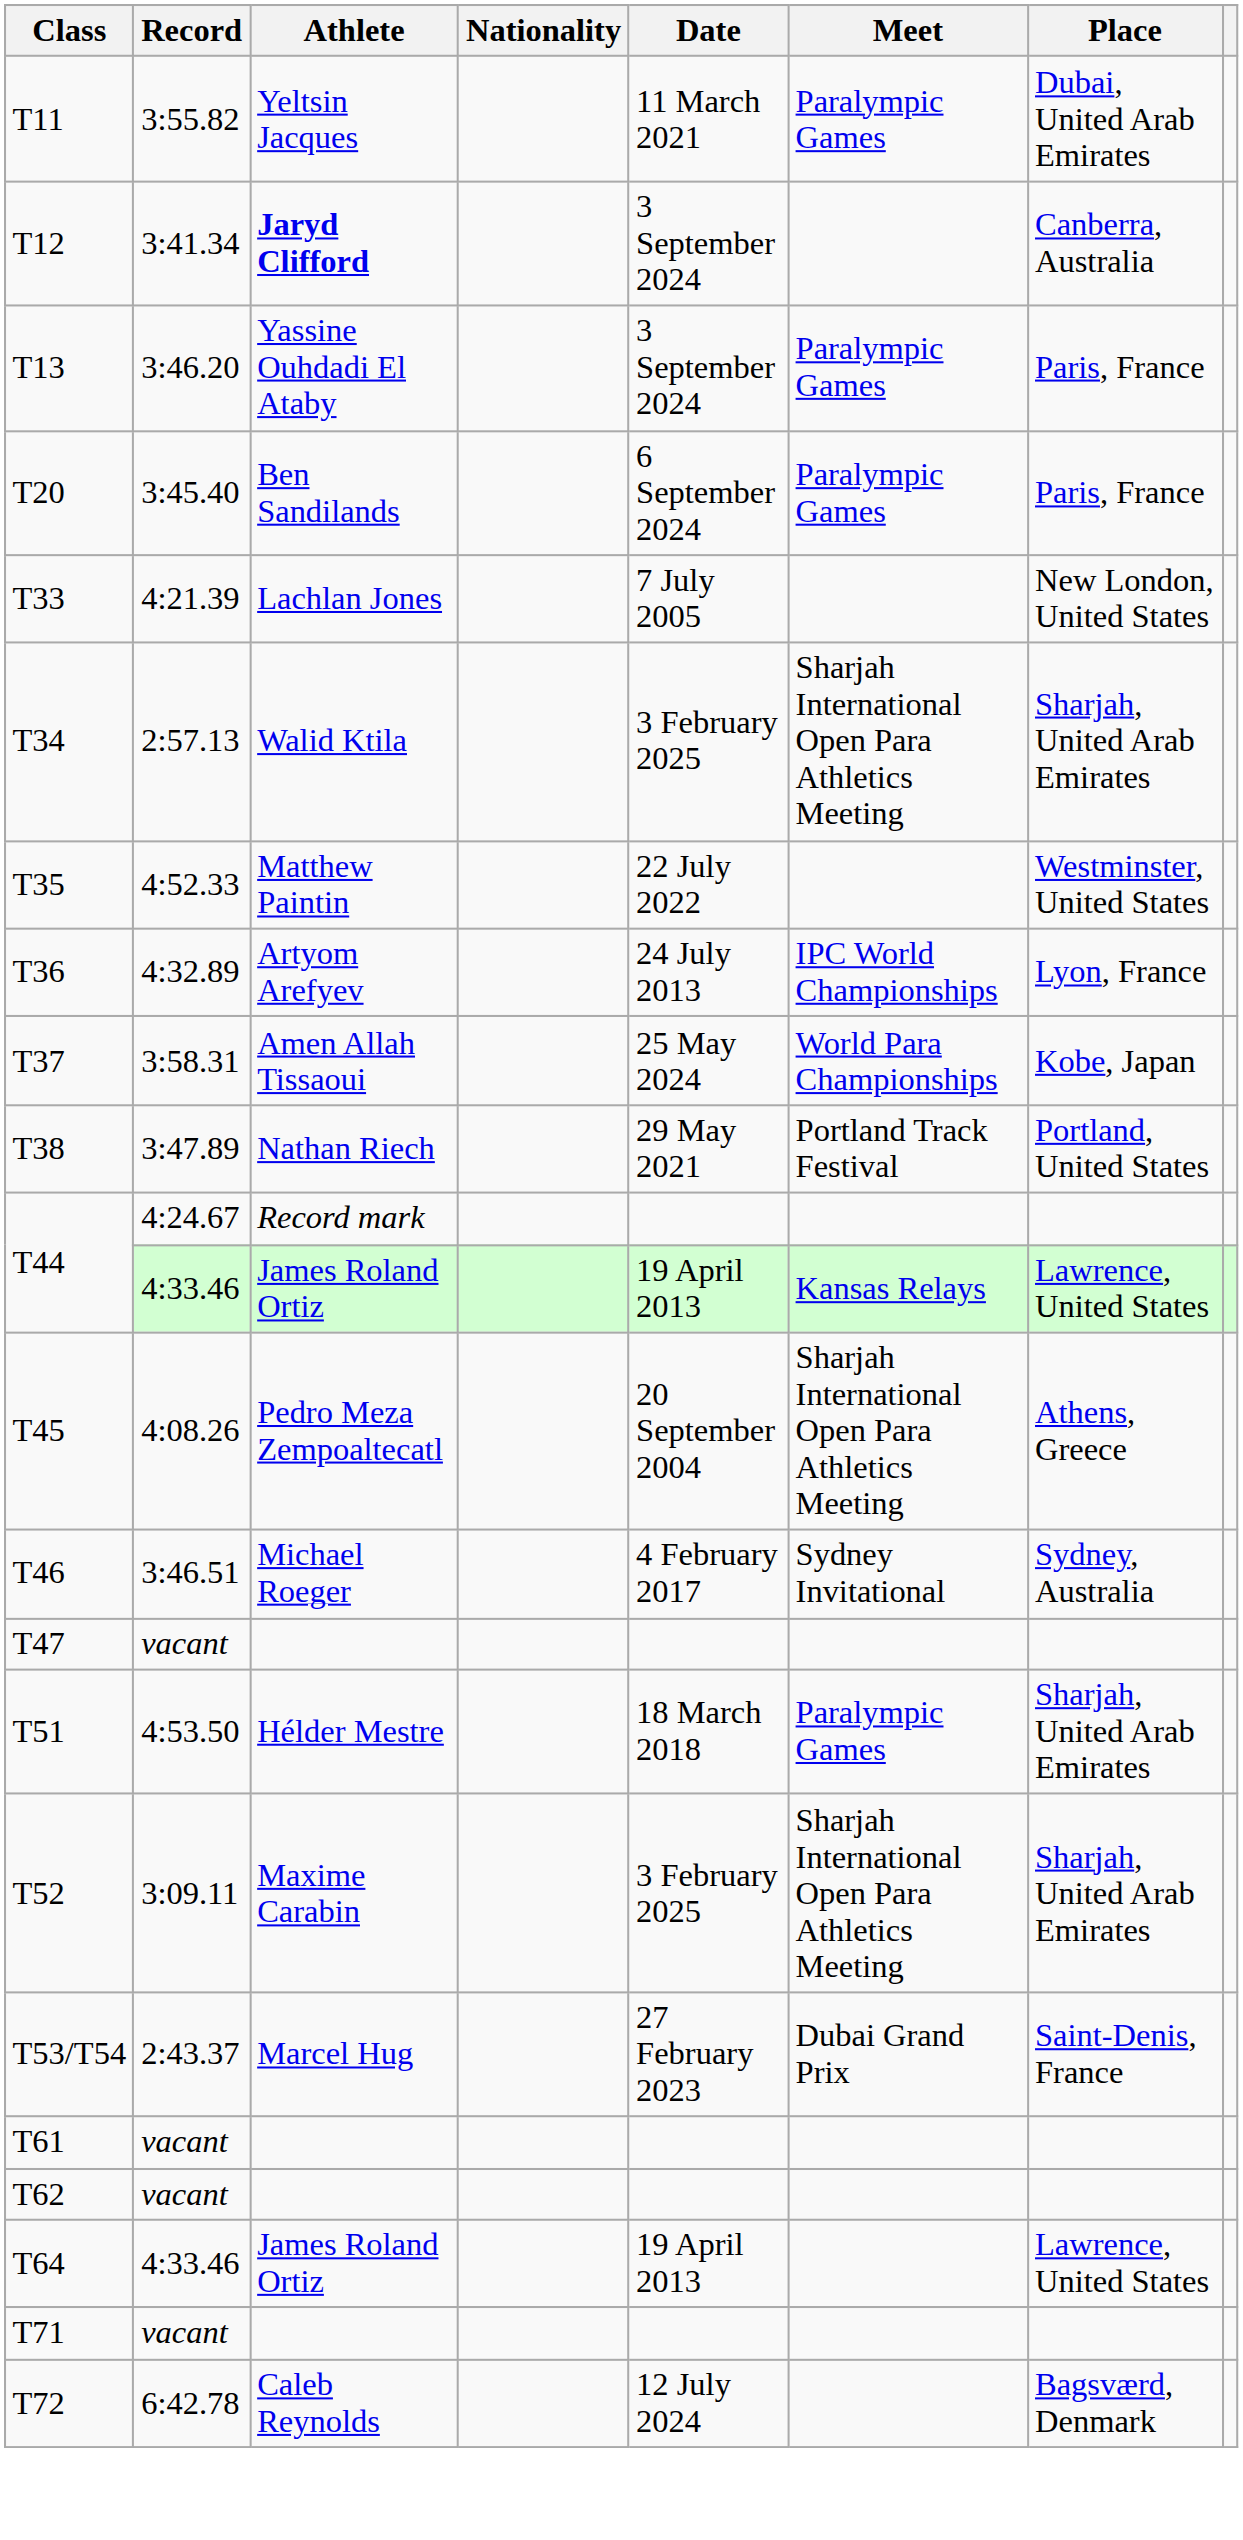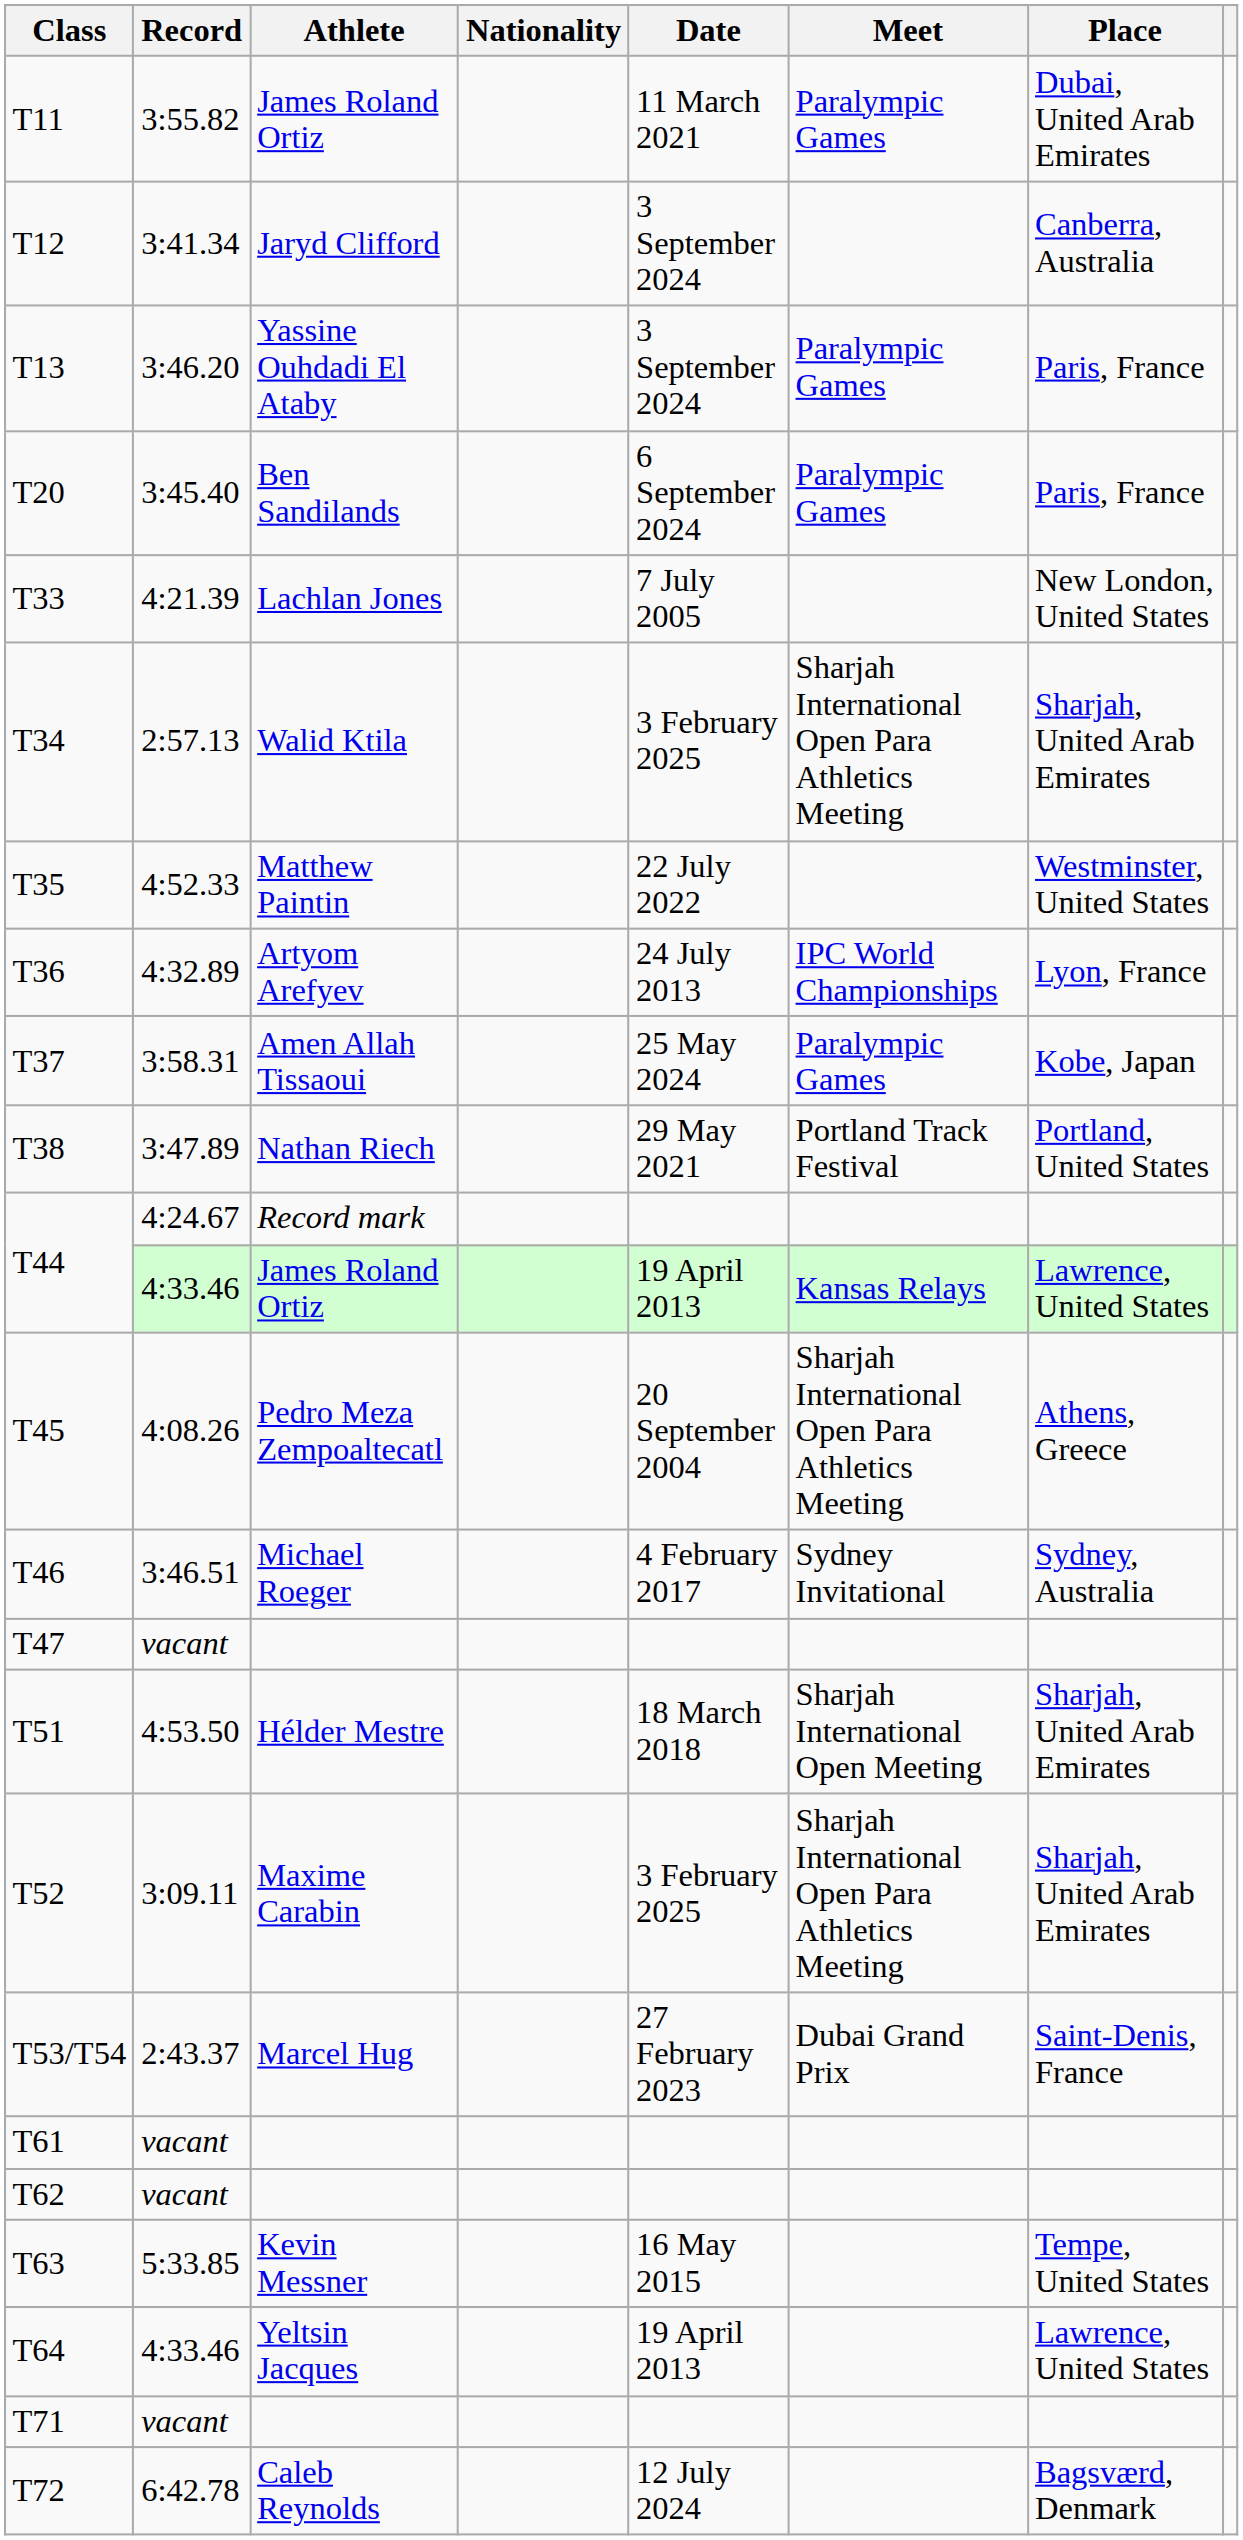(308, 118) Yeltsin Jacques -> (348, 118) James Roland Ortiz
(313, 242) bold -> (348, 242) normal
(897, 1060) World Para Championships -> (870, 1060) Paralympic Games
(870, 1731) Paralympic Games -> (889, 1731) Sharjah International Open Meeting
+ row: (39, 2263)
(348, 2263) James Roland Ortiz -> (308, 2351) Yeltsin Jacques
